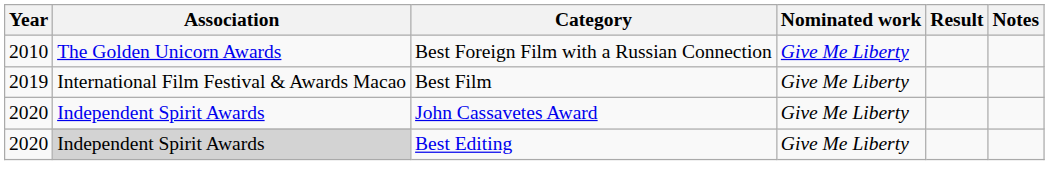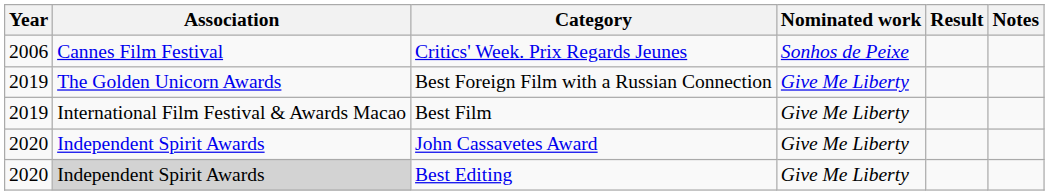+ row: (551, 50)
(29, 50) 2010 -> (29, 81) 2019
